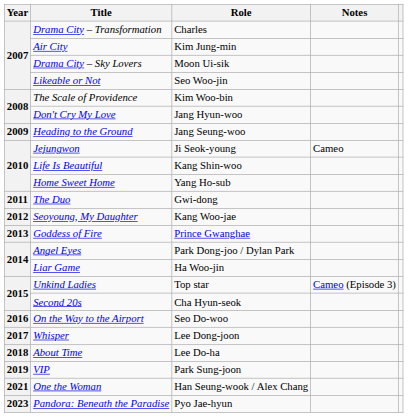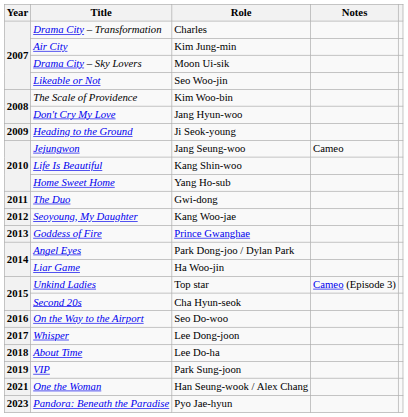(210, 132) Jang Seung-woo -> (205, 132) Ji Seok-young
(205, 149) Ji Seok-young -> (210, 149) Jang Seung-woo
